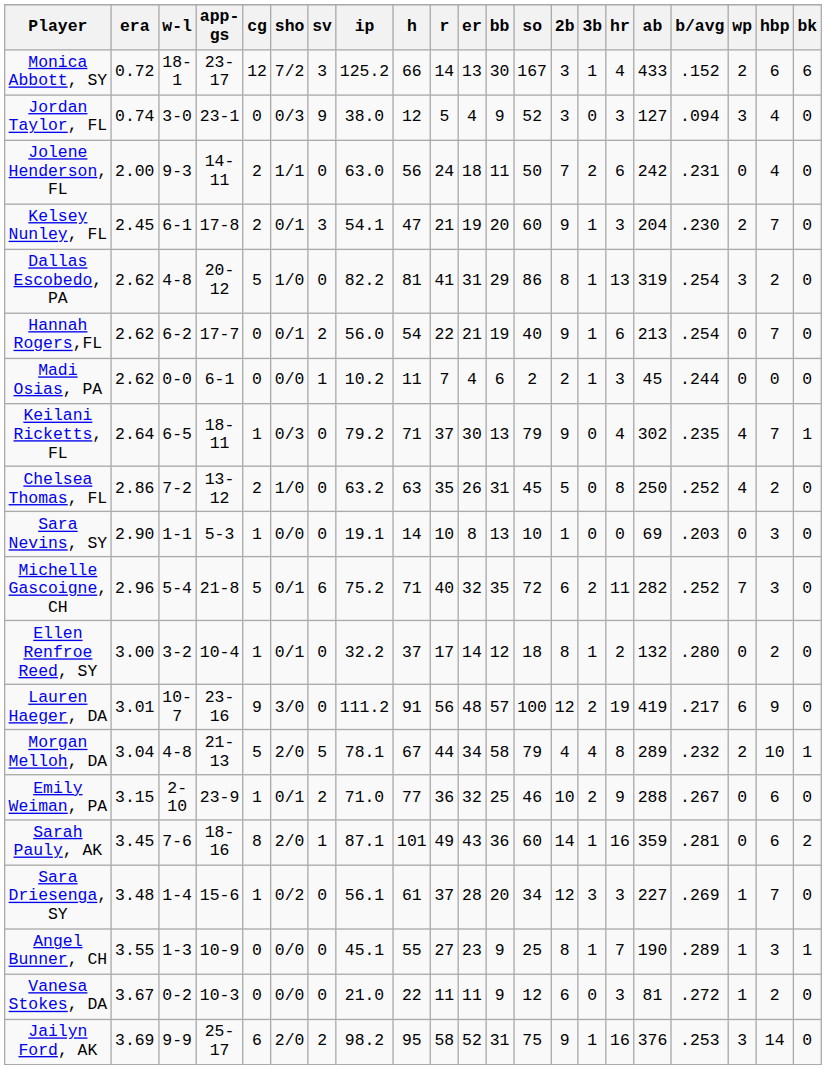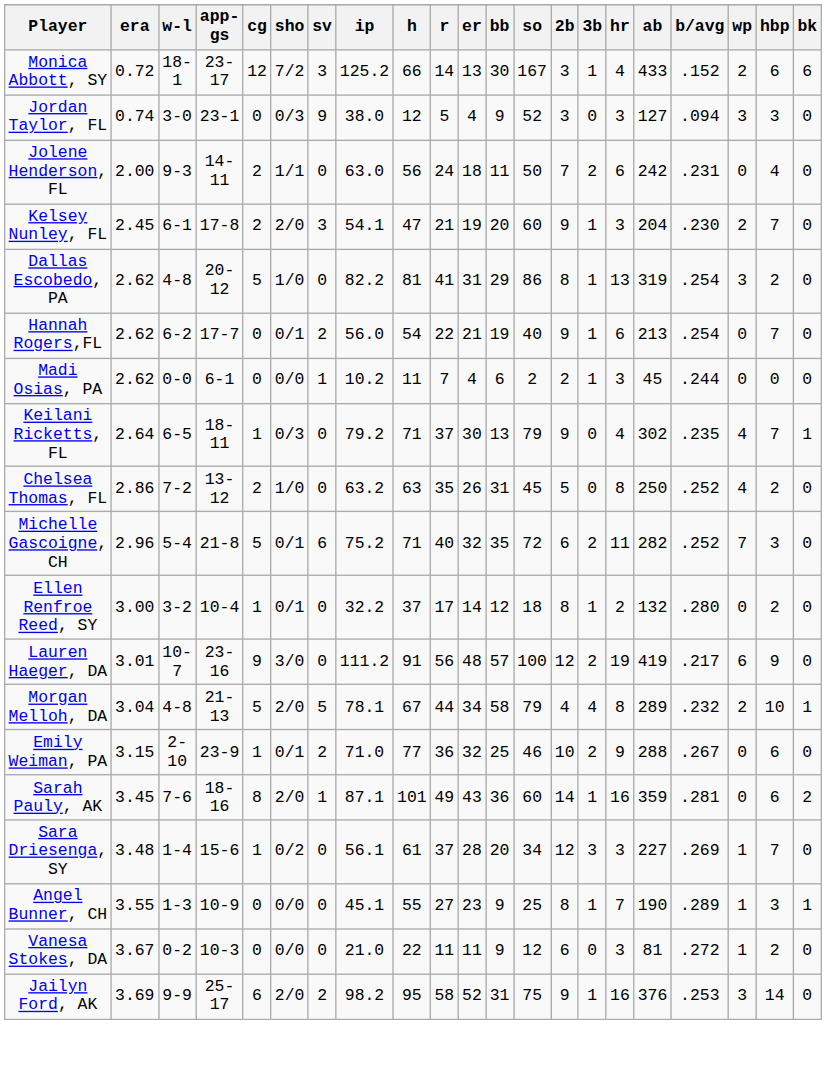(775, 118) 4 -> (775, 118) 3
(290, 227) 0/1 -> (290, 227) 2/0
- row: (58, 535)
